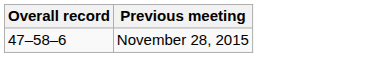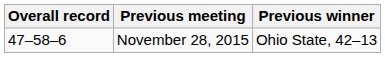+ column: (317, 16)
